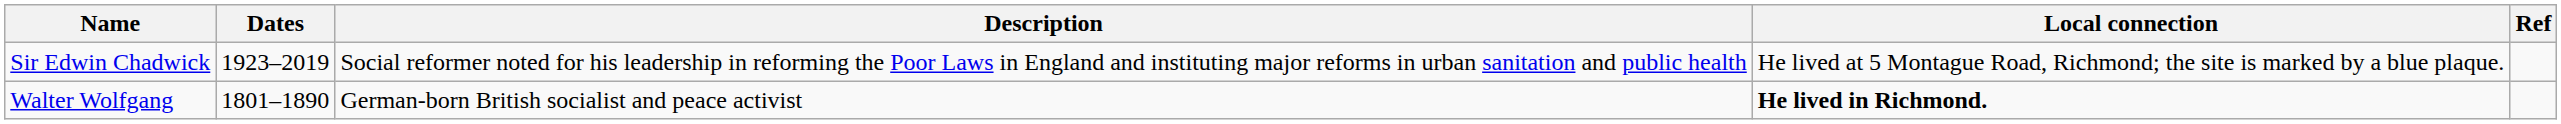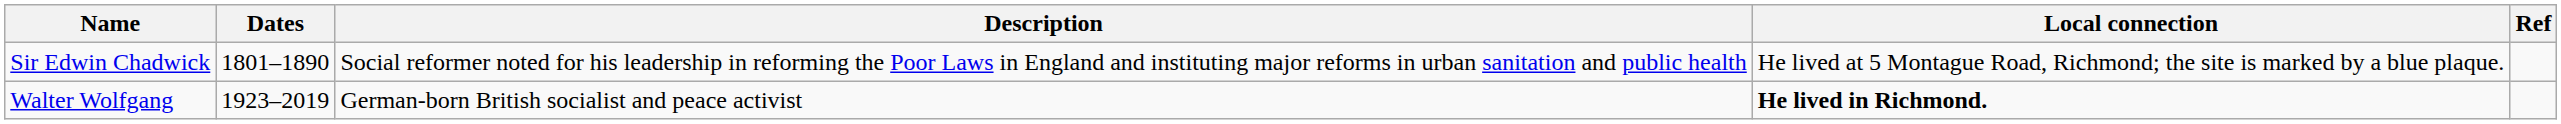(275, 61) 1923–2019 -> (275, 61) 1801–1890
(275, 99) 1801–1890 -> (275, 99) 1923–2019
